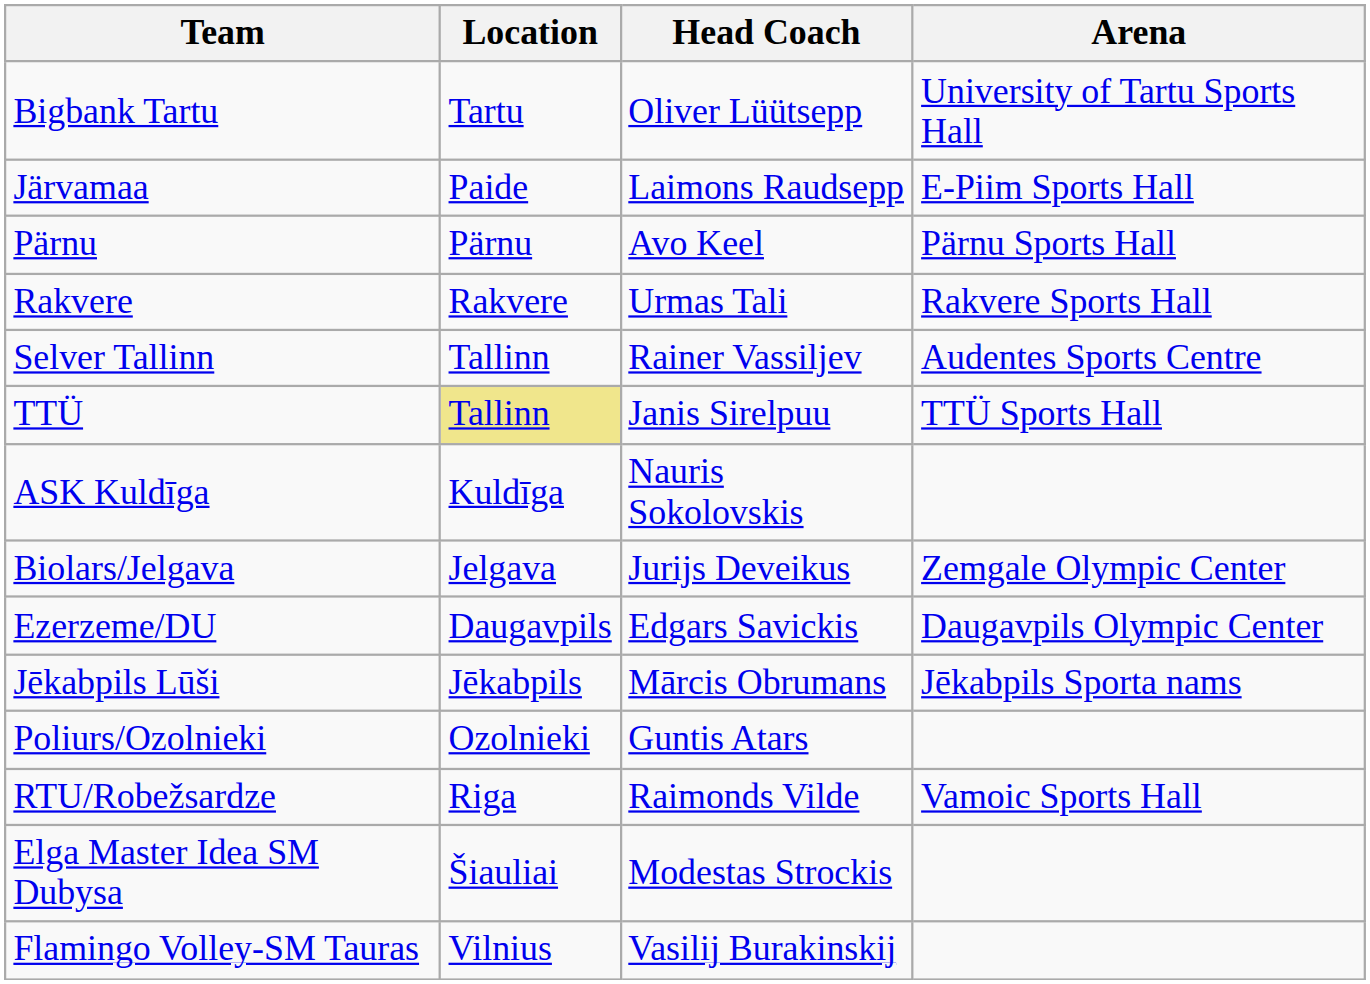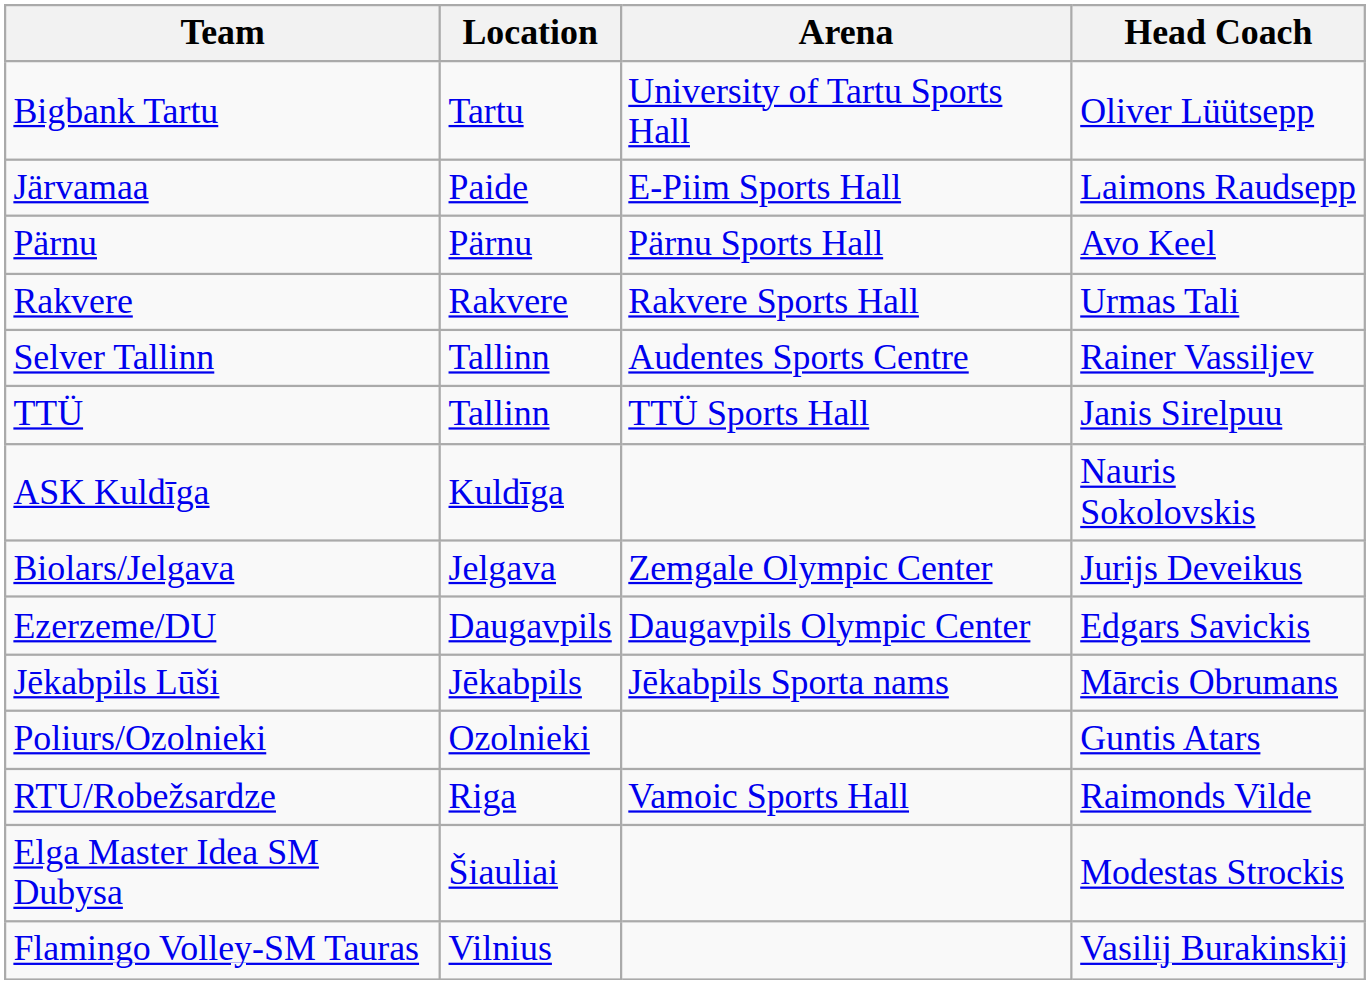columns swapped: (1139, 32) <-> (766, 32)
(499, 414) khaki background -> (499, 414) no background
